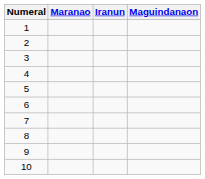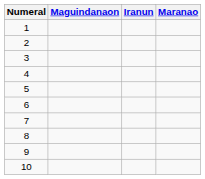columns swapped: (164, 12) <-> (70, 12)
